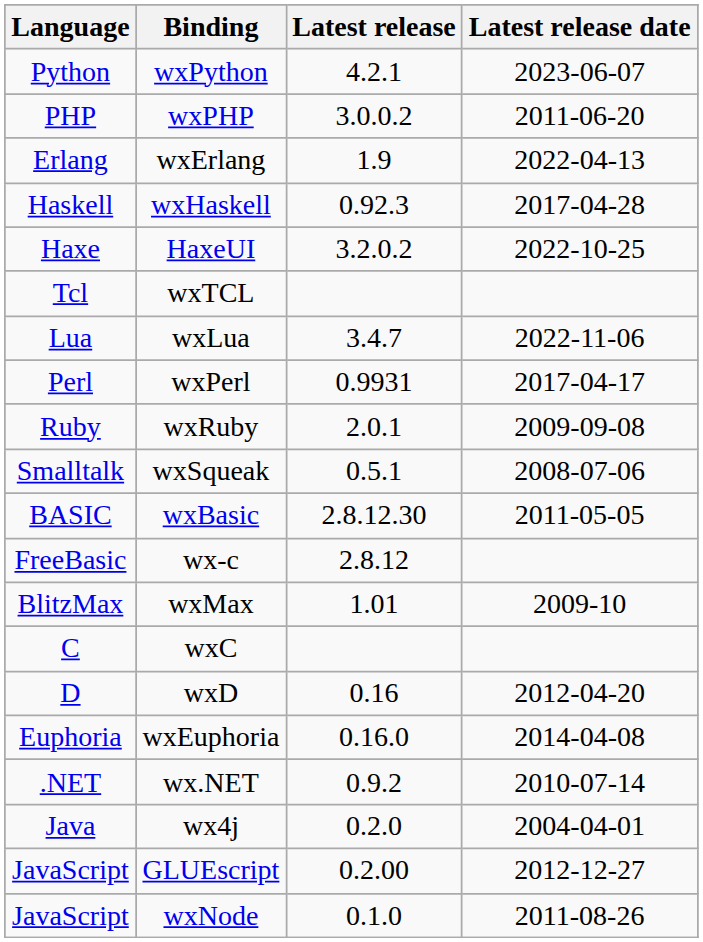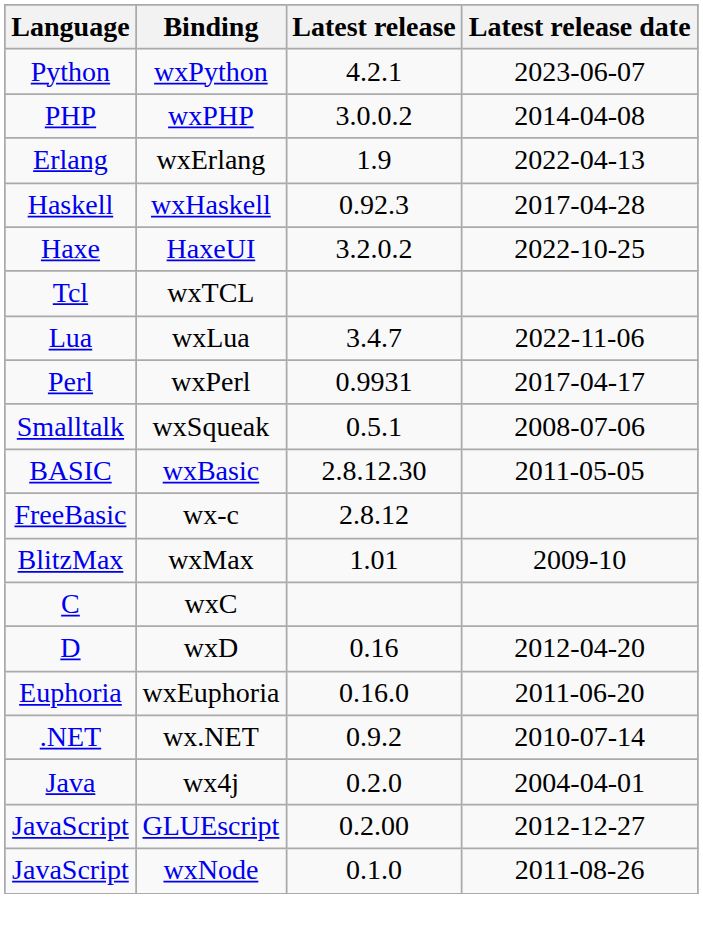(580, 115) 2011-06-20 -> (580, 115) 2014-04-08
- row: (211, 426)
(580, 737) 2014-04-08 -> (580, 692) 2011-06-20
